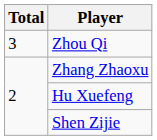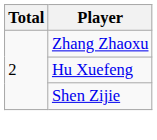- row: (80, 43)
